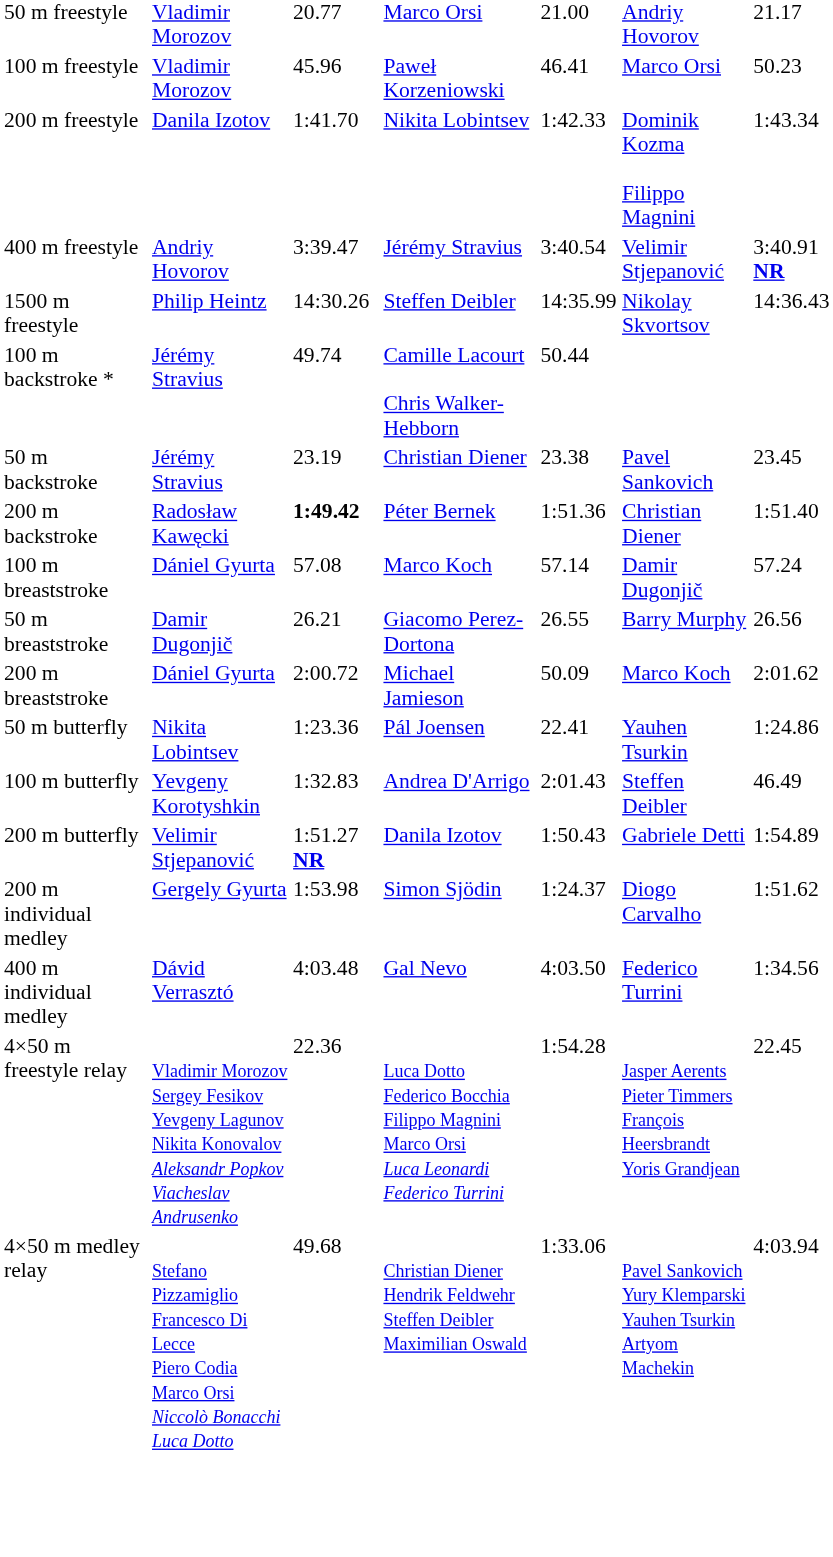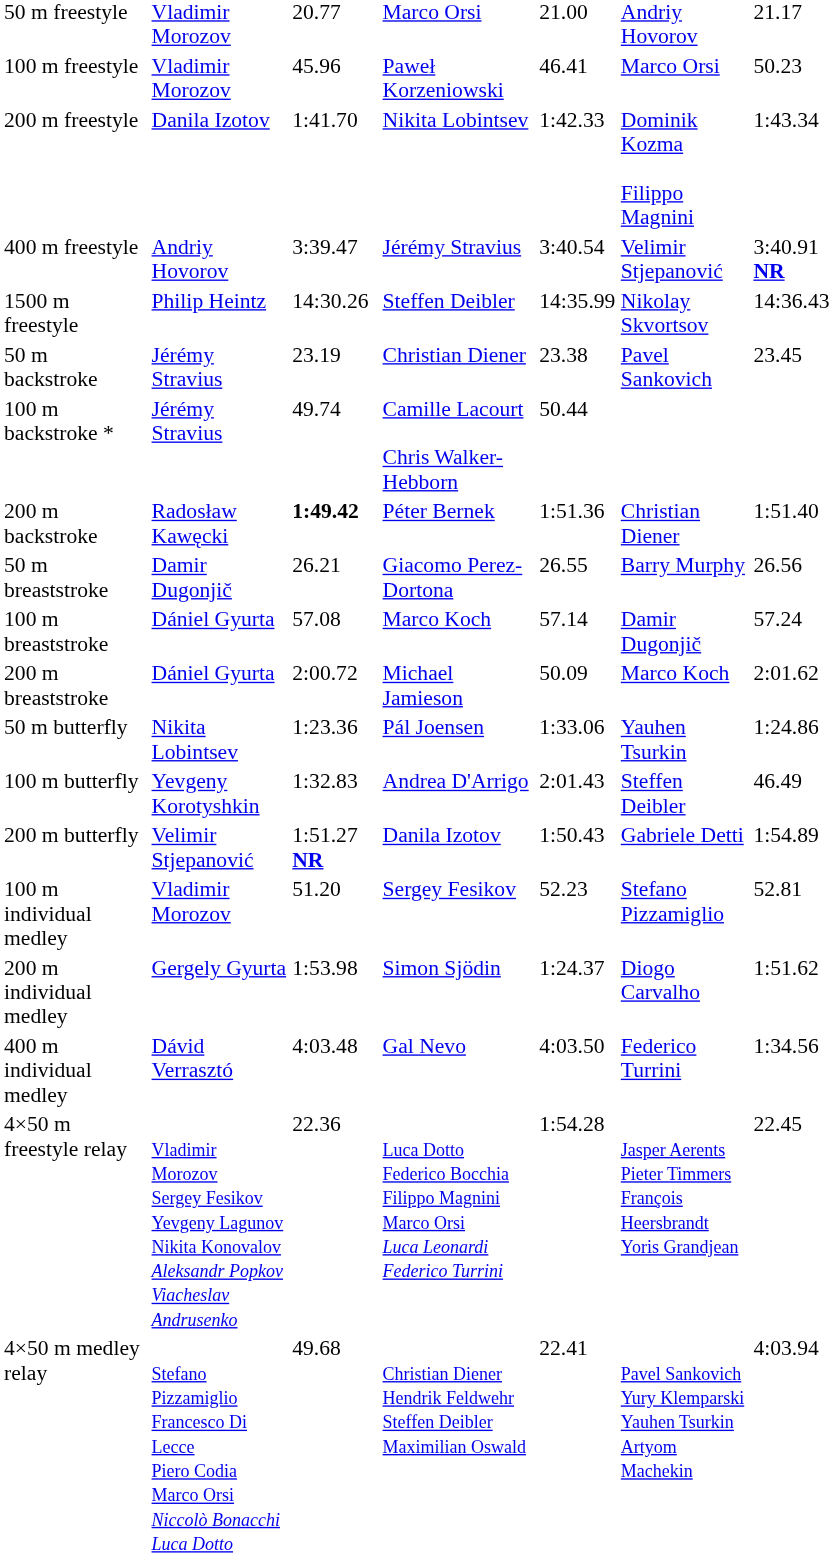rows swapped: (51, 469) <-> (59, 367)
rows swapped: (56, 631) <-> (56, 577)
(565, 727) 22.41 -> (572, 727) 1:33.06
+ row: (48, 913)
(573, 1245) 1:33.06 -> (563, 1348) 22.41
